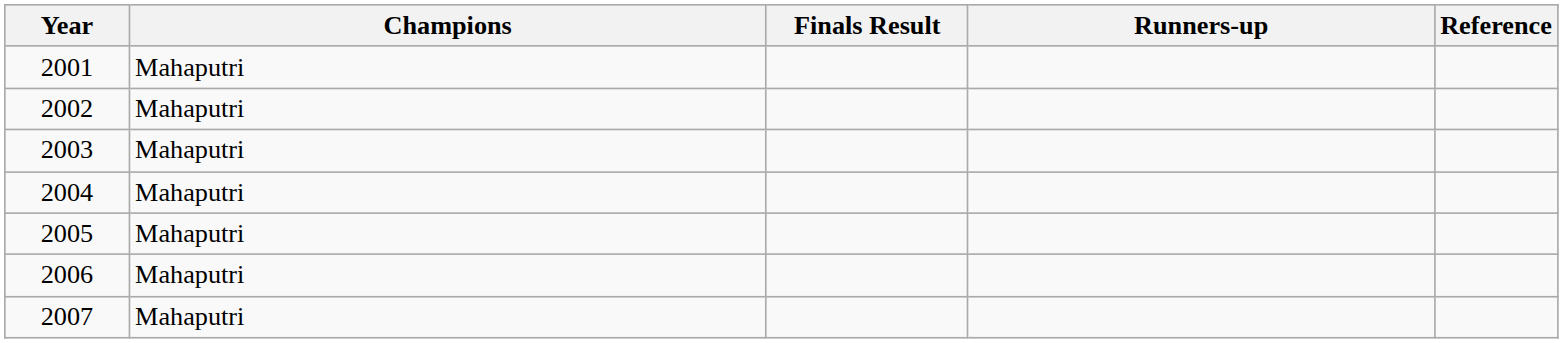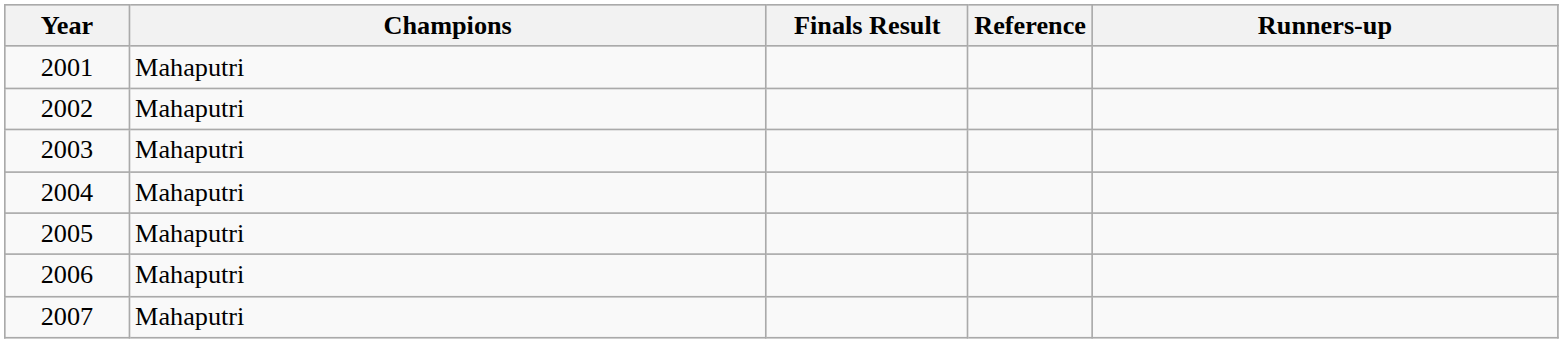columns swapped: (1201, 25) <-> (1496, 25)
